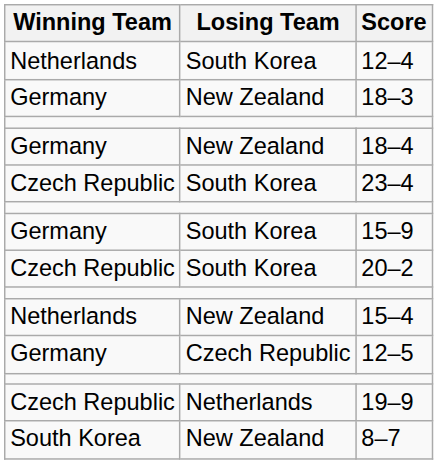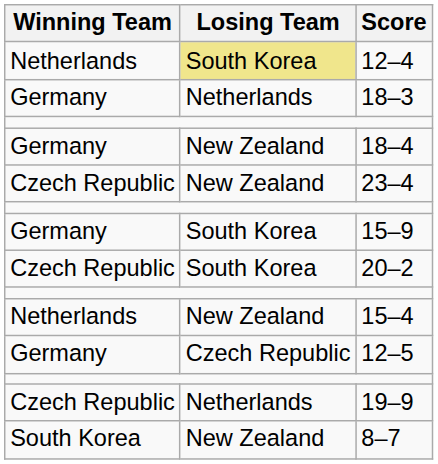(251, 60) no background -> (251, 60) khaki background
(255, 97) New Zealand -> (249, 97) Netherlands
(251, 183) South Korea -> (255, 183) New Zealand
